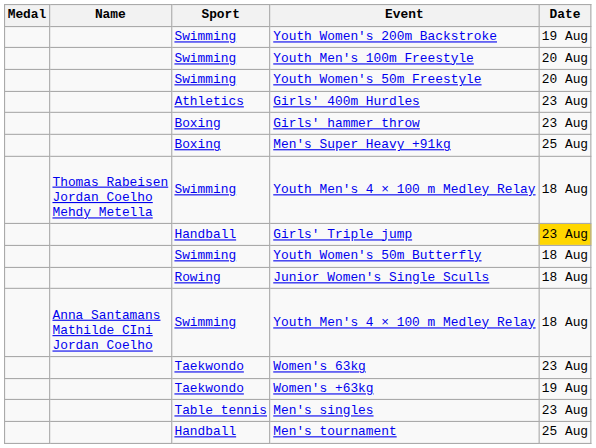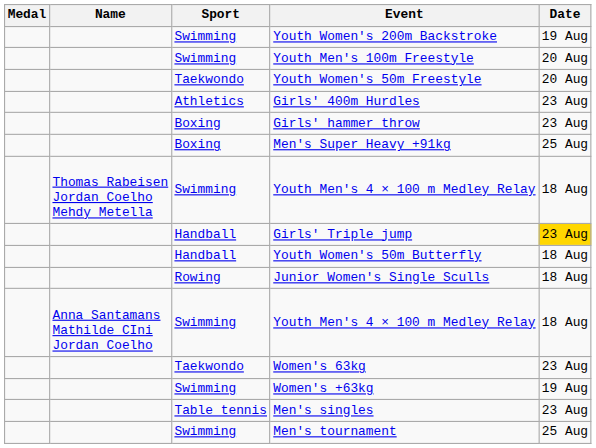(205, 80) Swimming -> (209, 80) Taekwondo
(205, 256) Swimming -> (205, 256) Handball
(209, 389) Taekwondo -> (205, 389) Swimming
(205, 432) Handball -> (205, 432) Swimming
